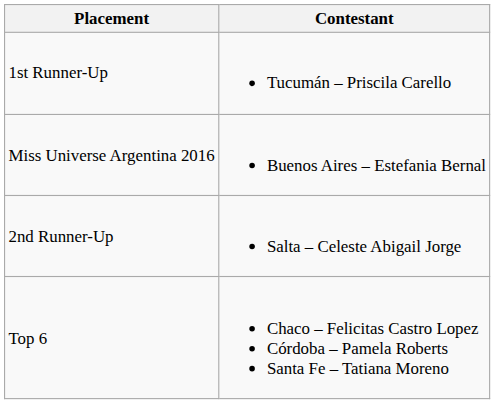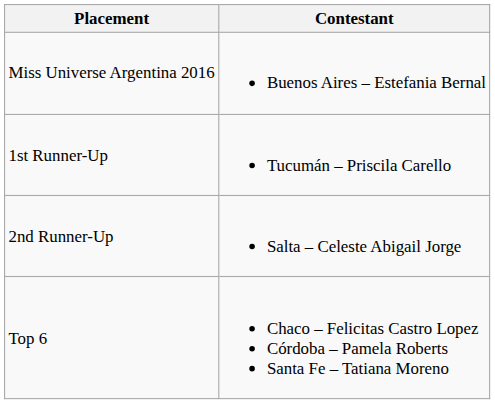rows swapped: (112, 154) <-> (58, 73)
